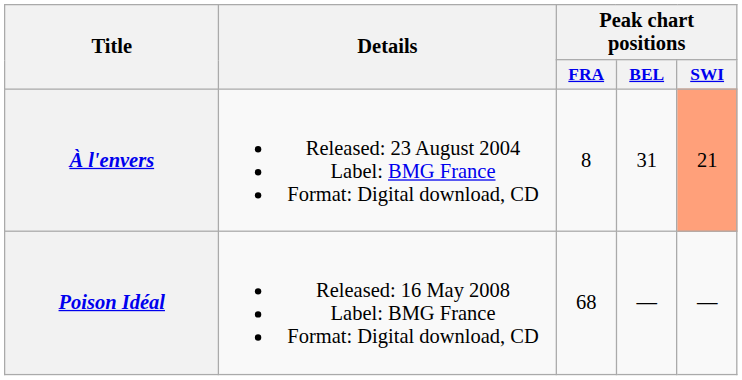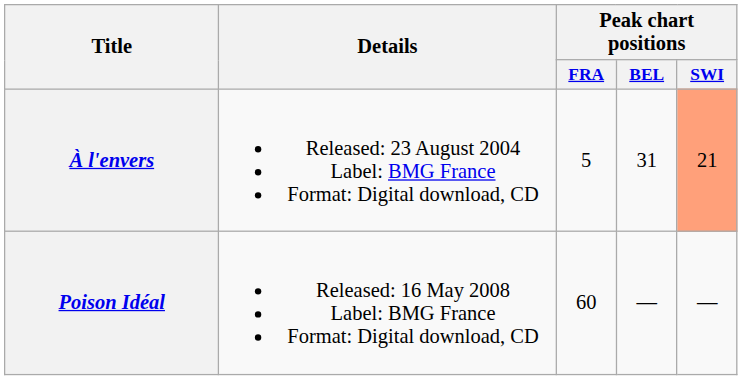(586, 160) 8 -> (586, 160) 5
(586, 302) 68 -> (586, 302) 60
